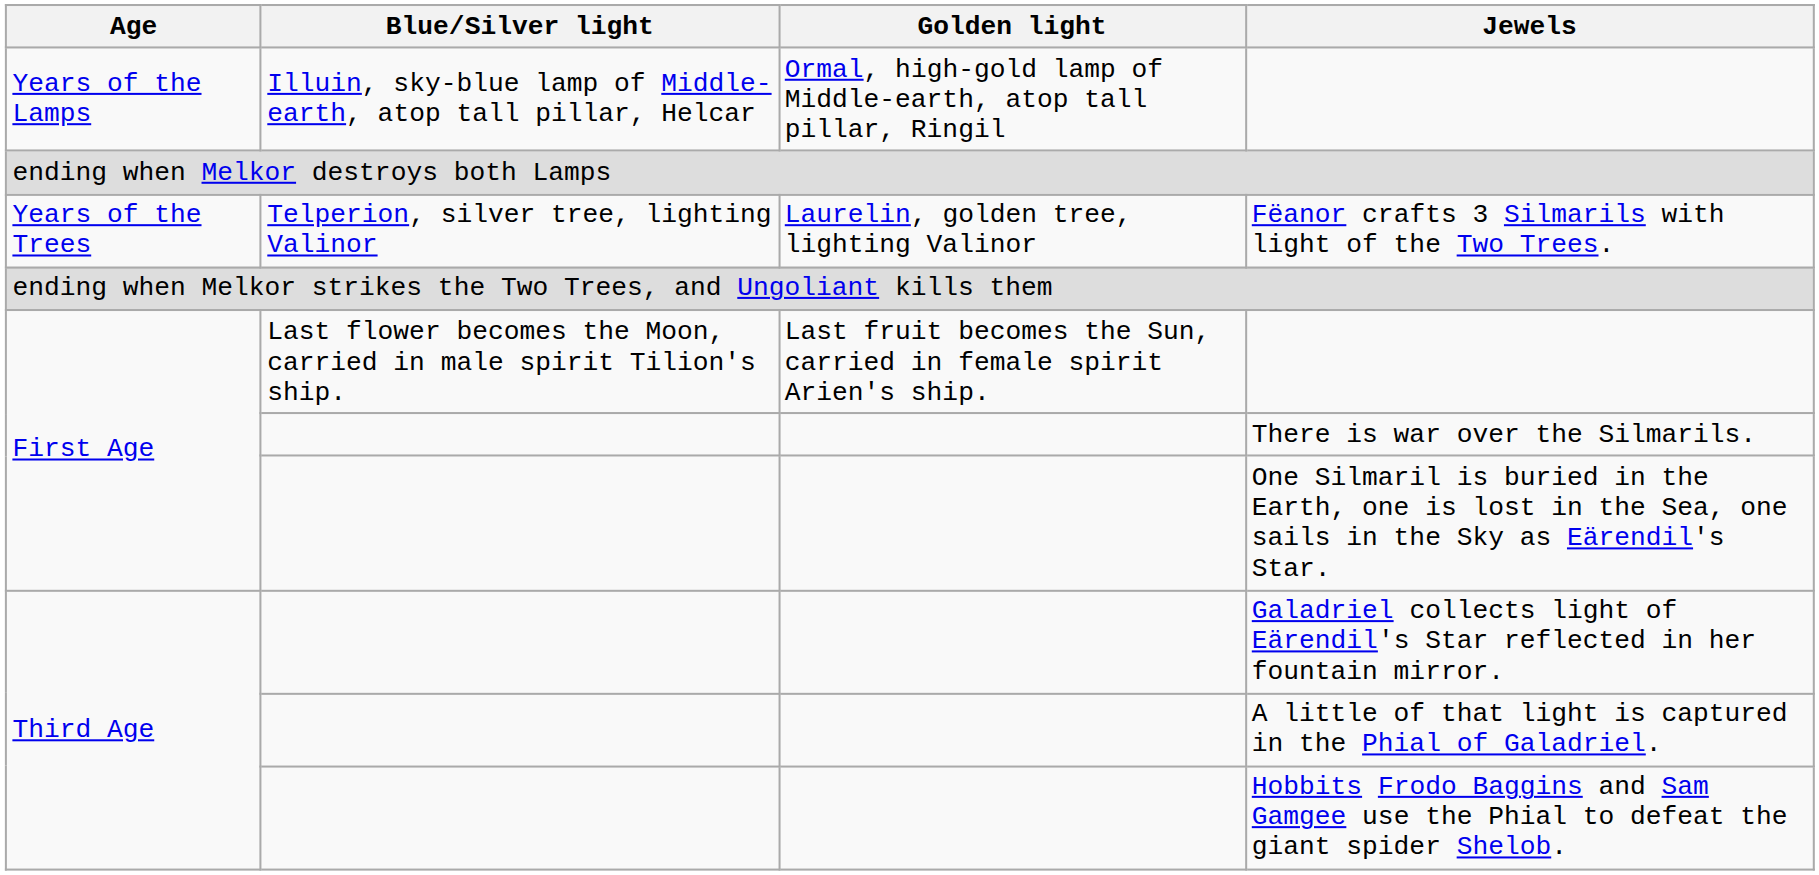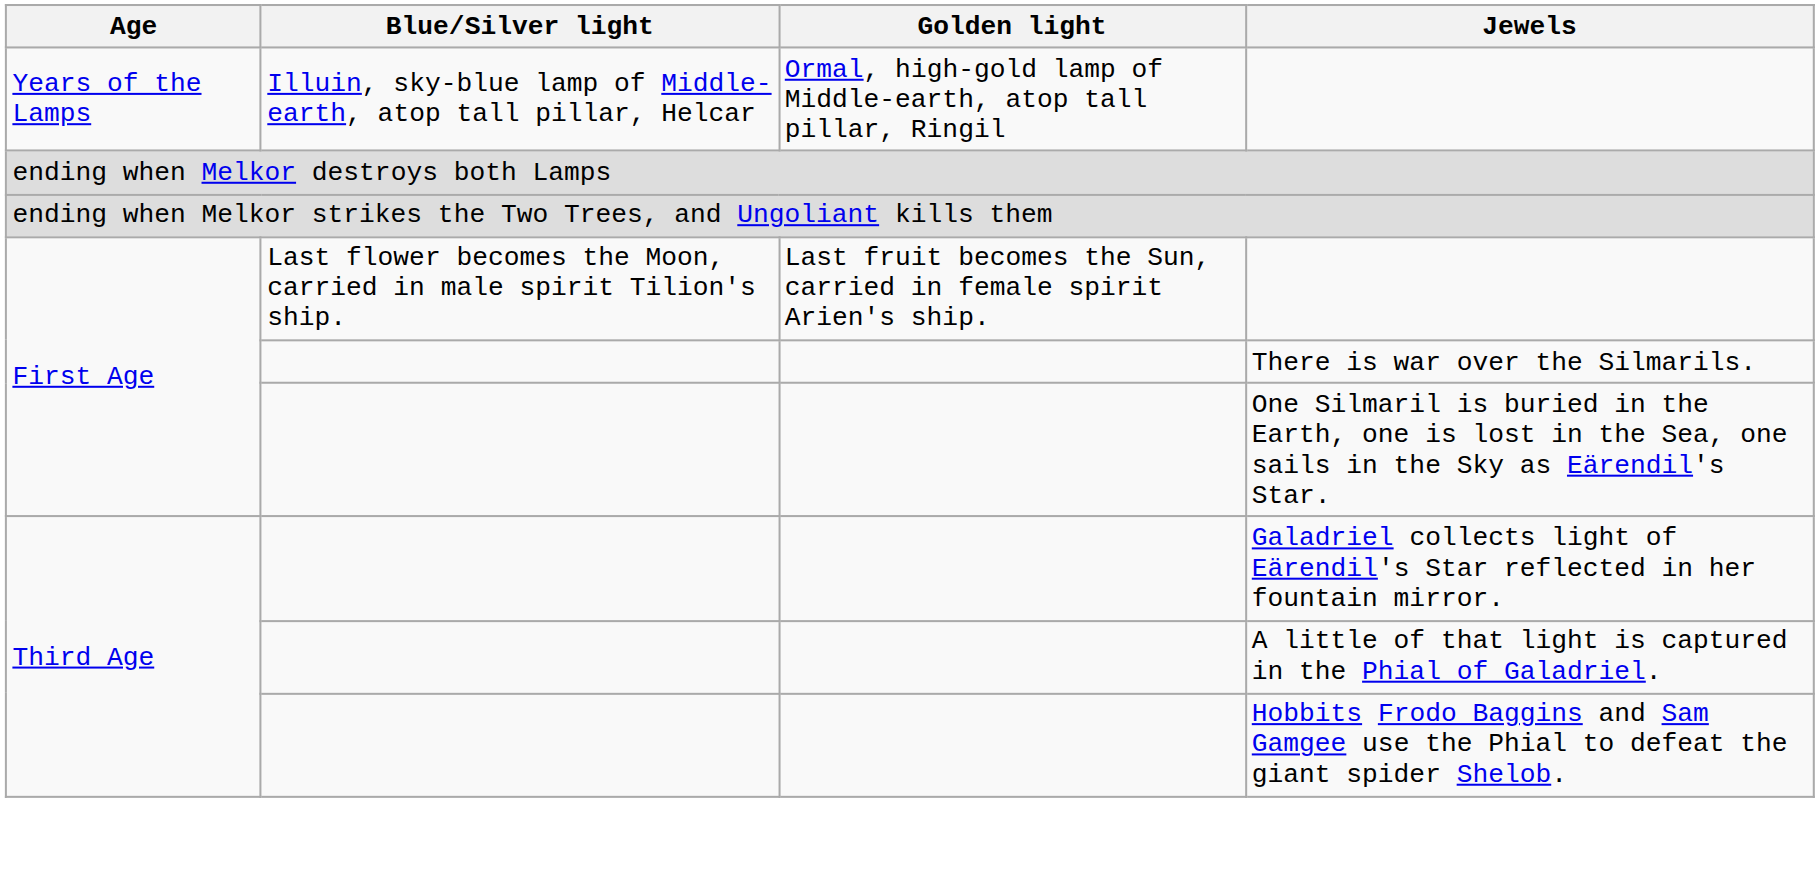- row: (107, 231)
